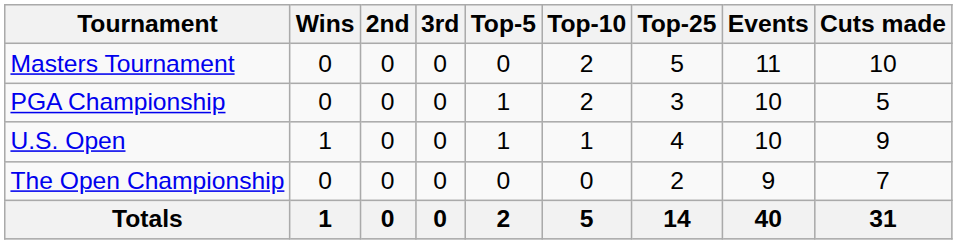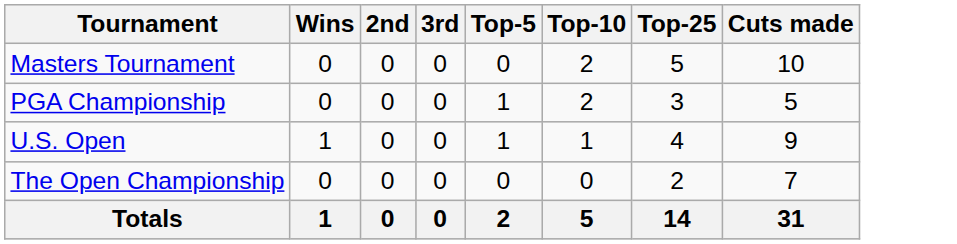- column: (768, 24)
